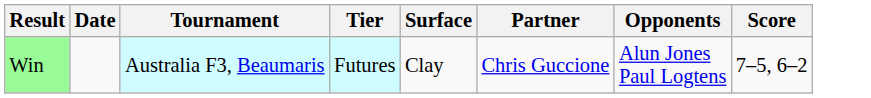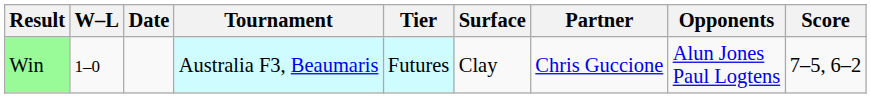+ column: (97, 20)
